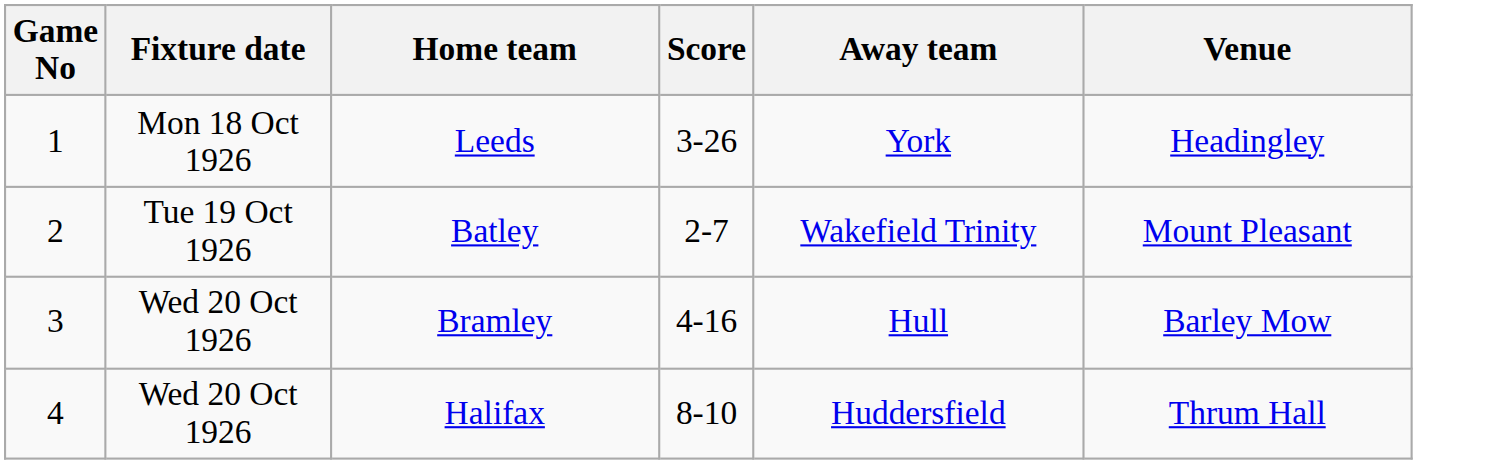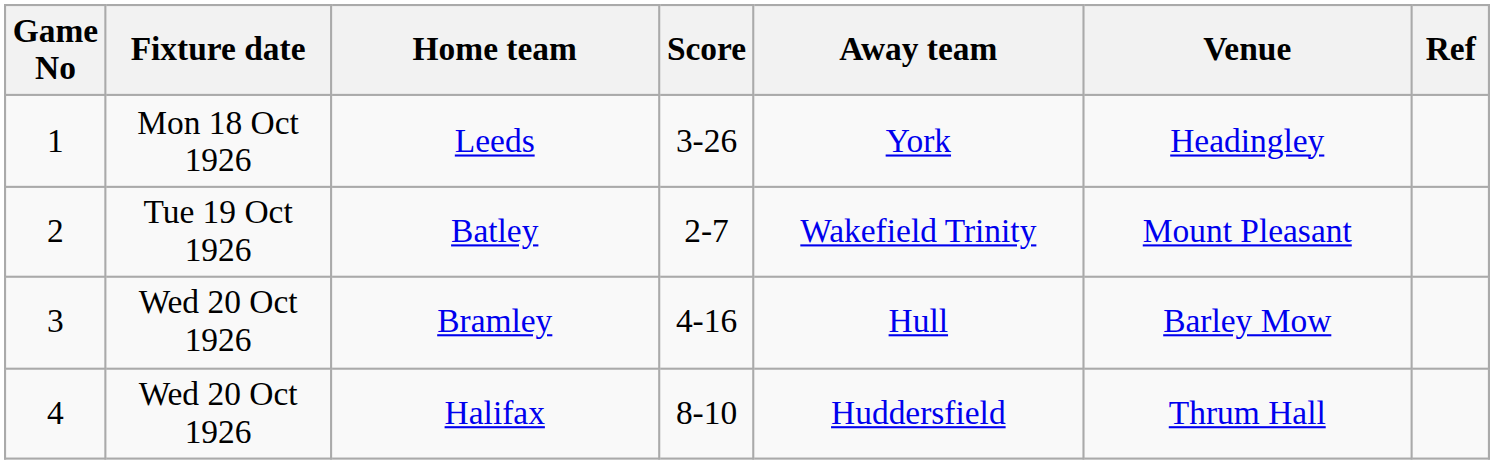+ column: (1451, 49)
